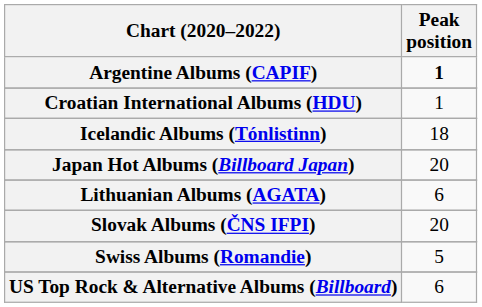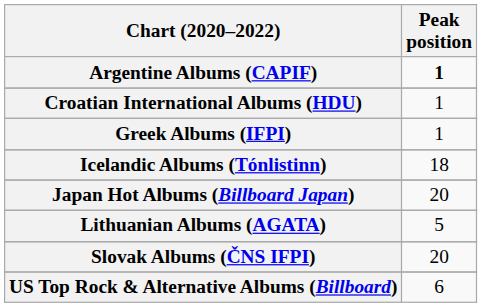+ row: (203, 133)
(439, 195) 6 -> (439, 225) 5
- row: (203, 256)
